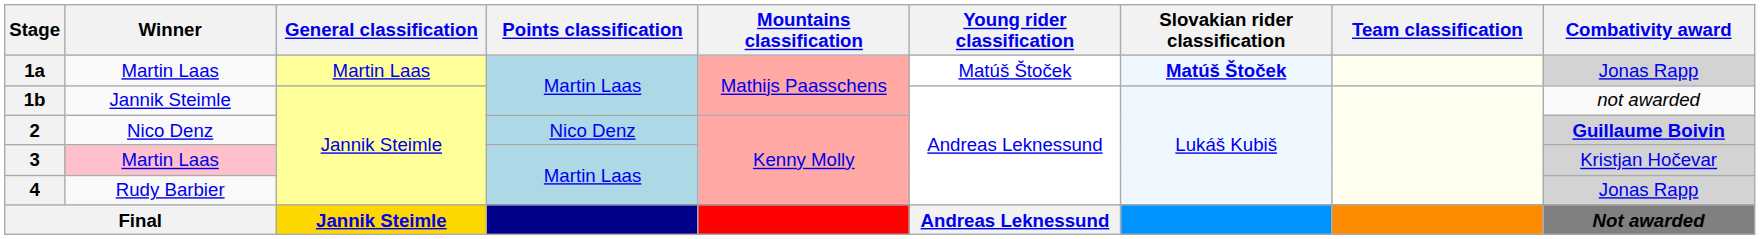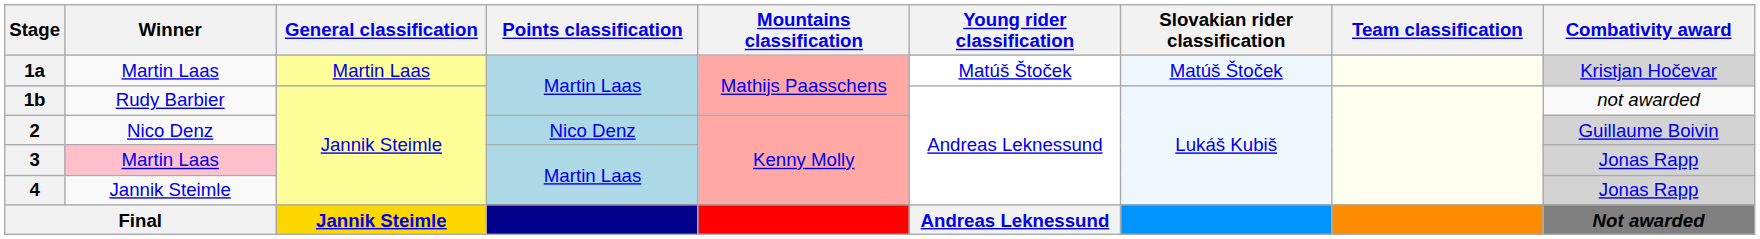(1226, 71) bold -> (1226, 71) normal
(1649, 71) Jonas Rapp -> (1649, 71) Kristjan Hočevar
(170, 101) Jannik Steimle -> (170, 101) Rudy Barbier
(1649, 130) bold -> (1649, 130) normal
(1649, 160) Kristjan Hočevar -> (1649, 160) Jonas Rapp
(170, 190) Rudy Barbier -> (170, 190) Jannik Steimle
